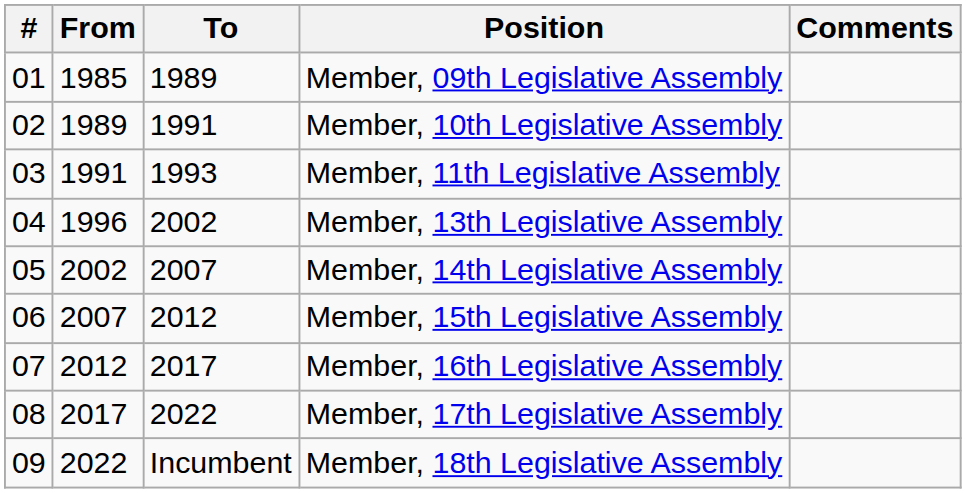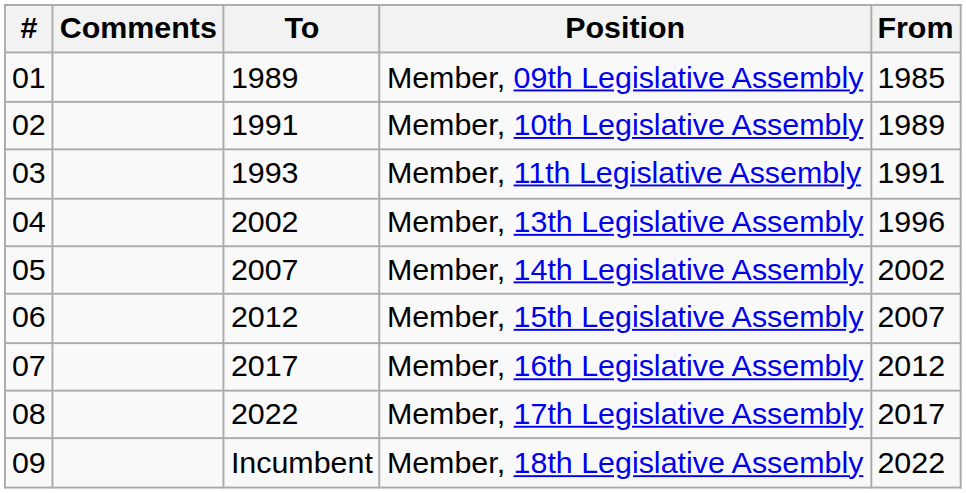columns swapped: (98, 28) <-> (875, 28)
